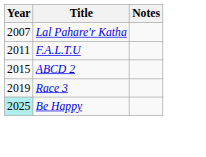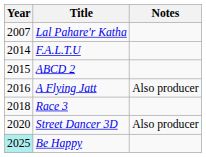(19, 50) 2011 -> (19, 50) 2014
+ row: (66, 87)
(19, 87) 2019 -> (19, 106) 2018
+ row: (77, 124)
